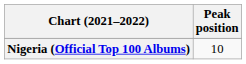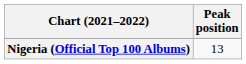(217, 48) 10 -> (217, 48) 13
